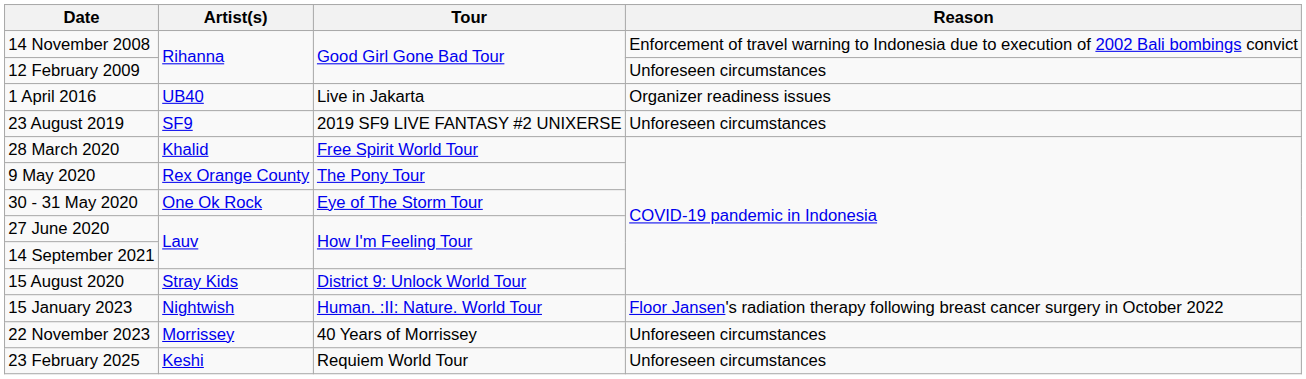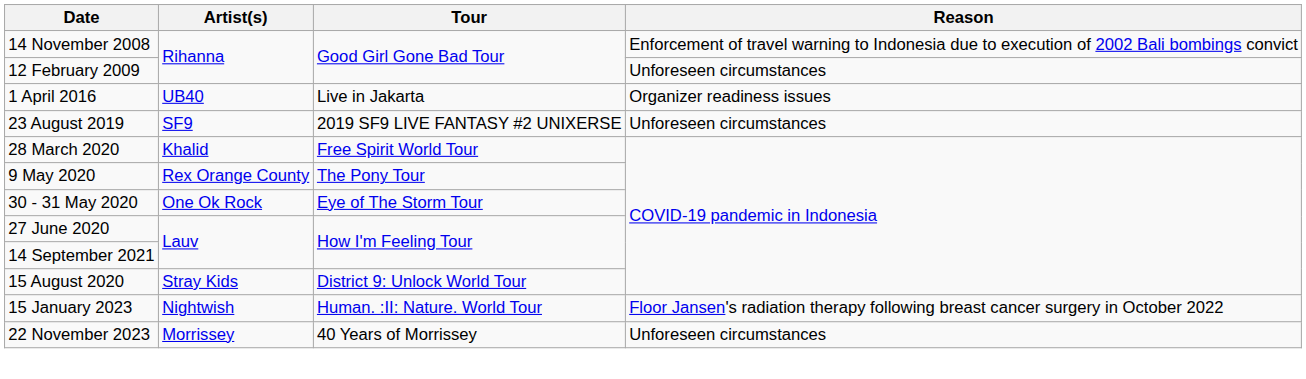- row: (74, 360)
